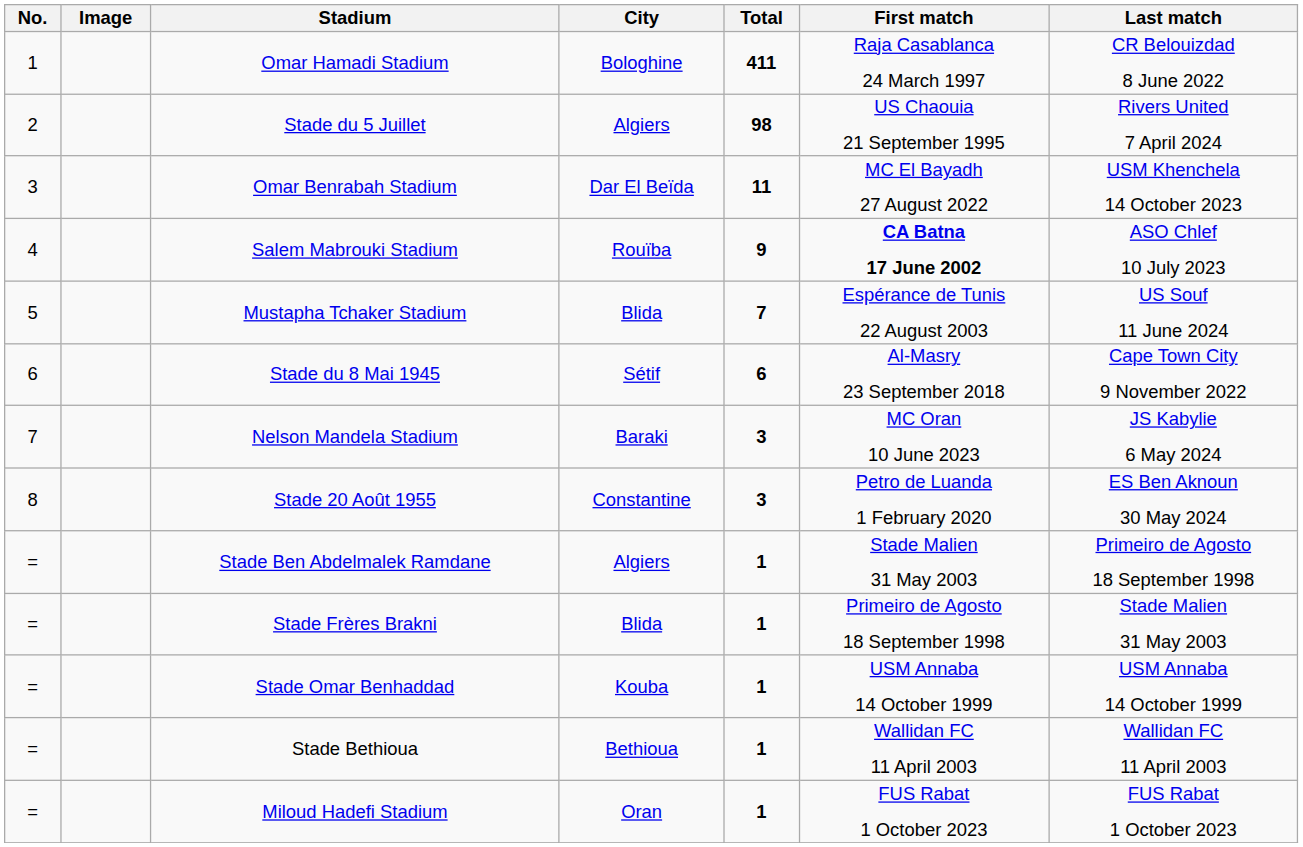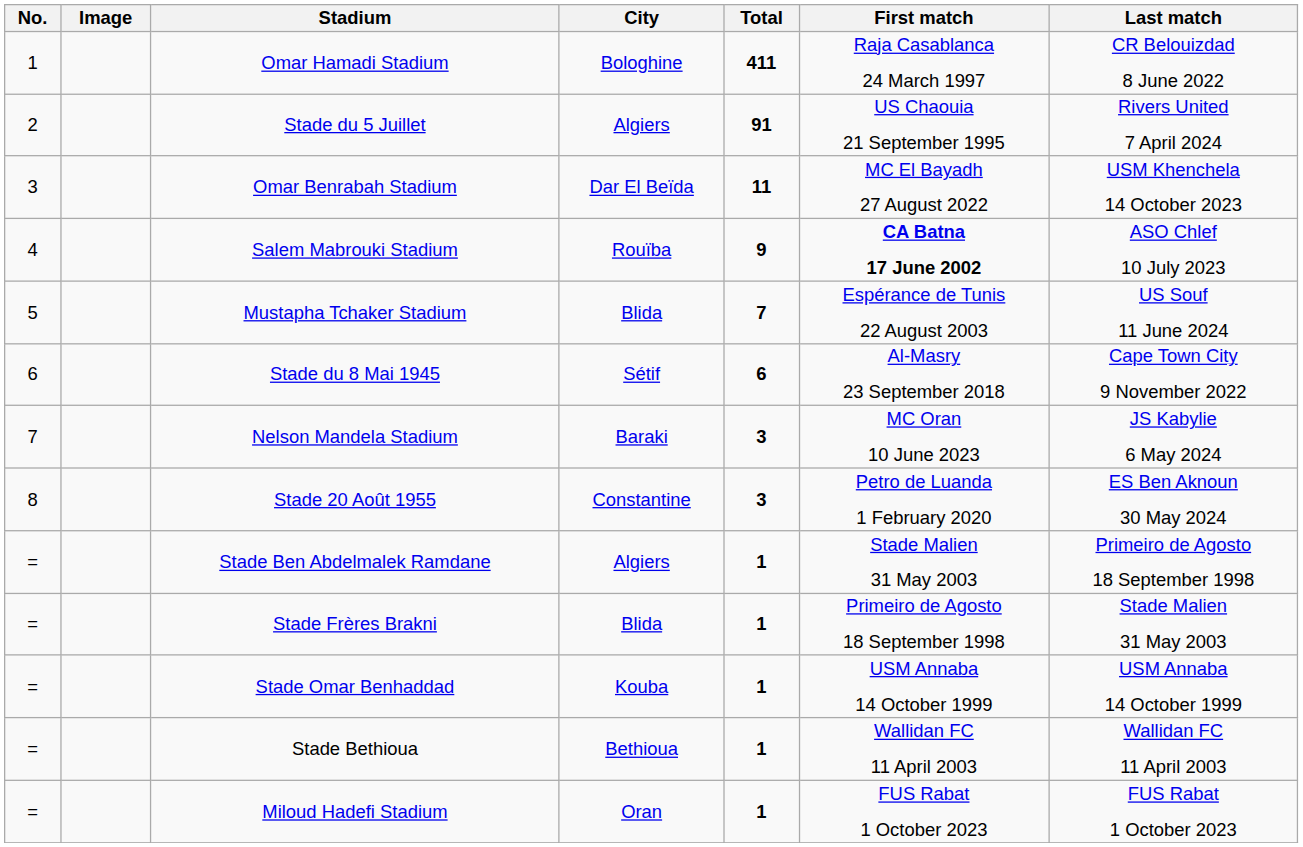(761, 125) 98 -> (761, 125) 91
